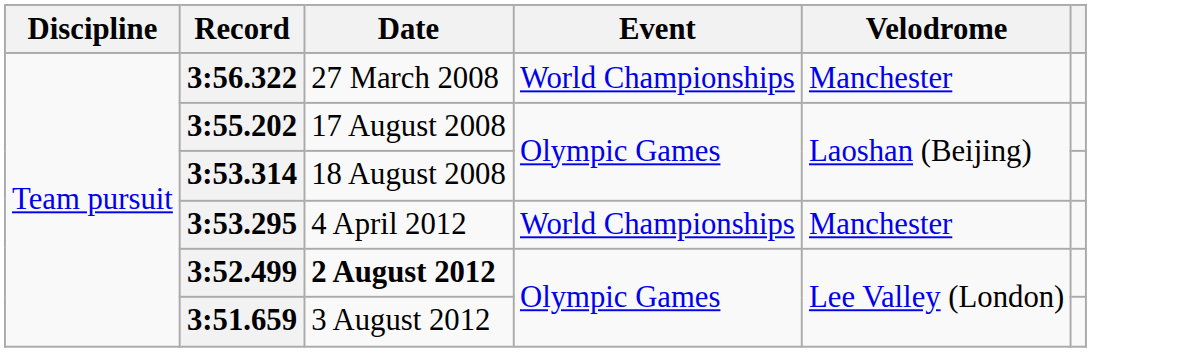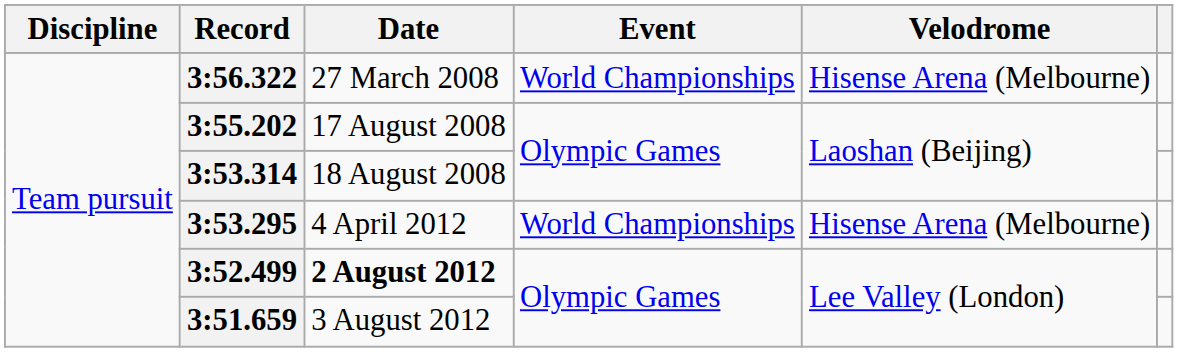(881, 77) Manchester -> (980, 77) Hisense Arena (Melbourne)
(881, 223) Manchester -> (980, 223) Hisense Arena (Melbourne)
